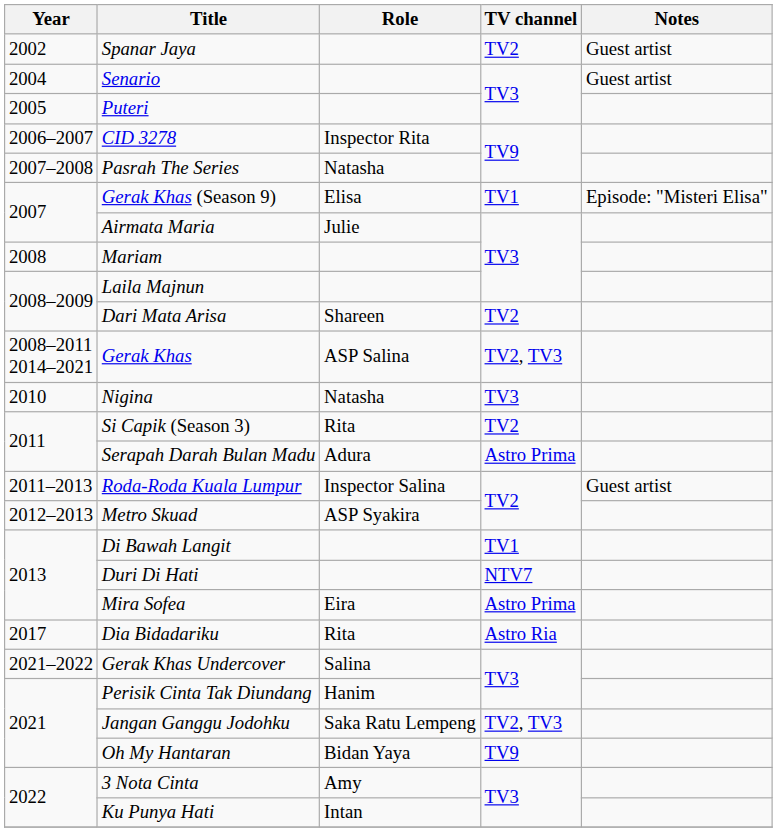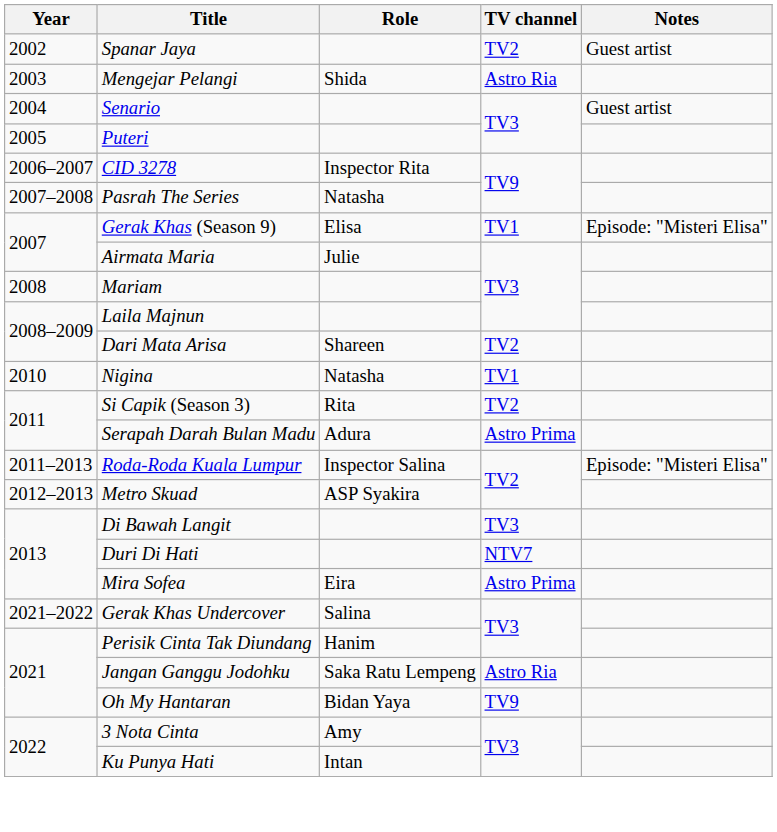+ row: (170, 78)
- row: (147, 356)
(502, 396) TV3 -> (502, 375) TV1
(629, 485) Guest artist -> (677, 464) Episode: "Misteri Elisa"
(502, 545) TV1 -> (502, 524) TV3
- row: (160, 634)
(523, 723) TV2, TV3 -> (521, 672) Astro Ria
